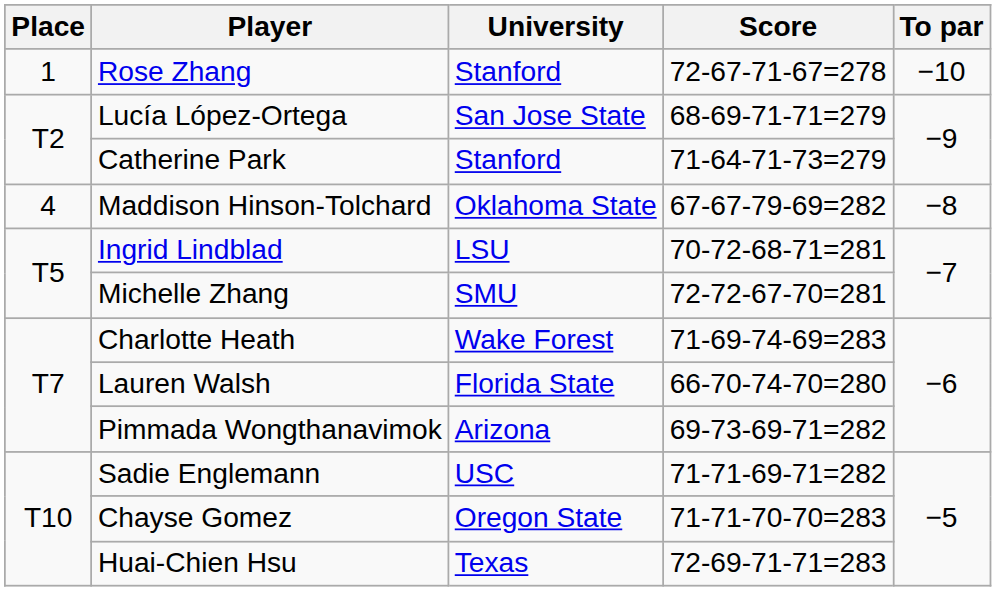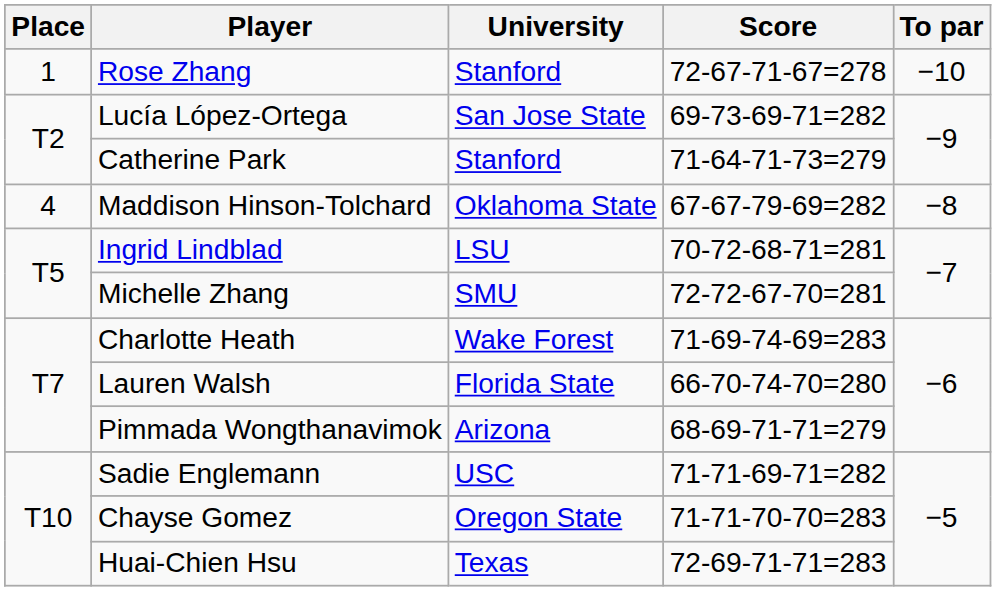(778, 116) 68-69-71-71=279 -> (778, 116) 69-73-69-71=282
(778, 428) 69-73-69-71=282 -> (778, 428) 68-69-71-71=279
